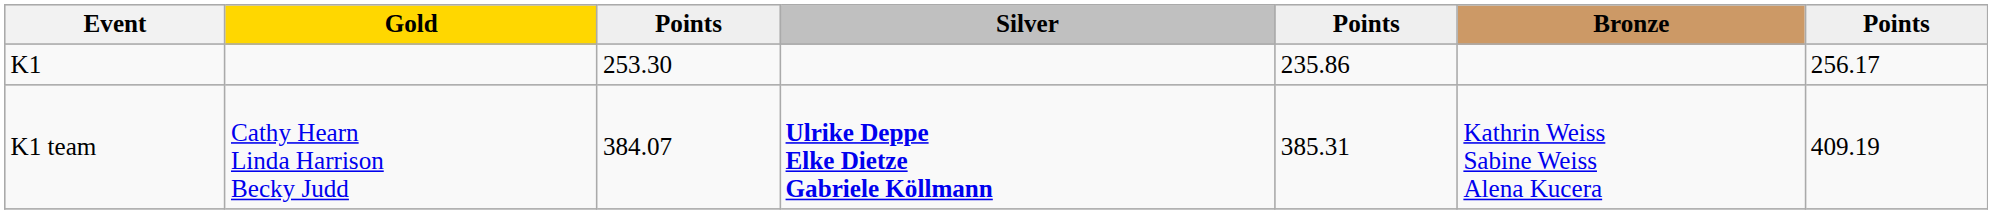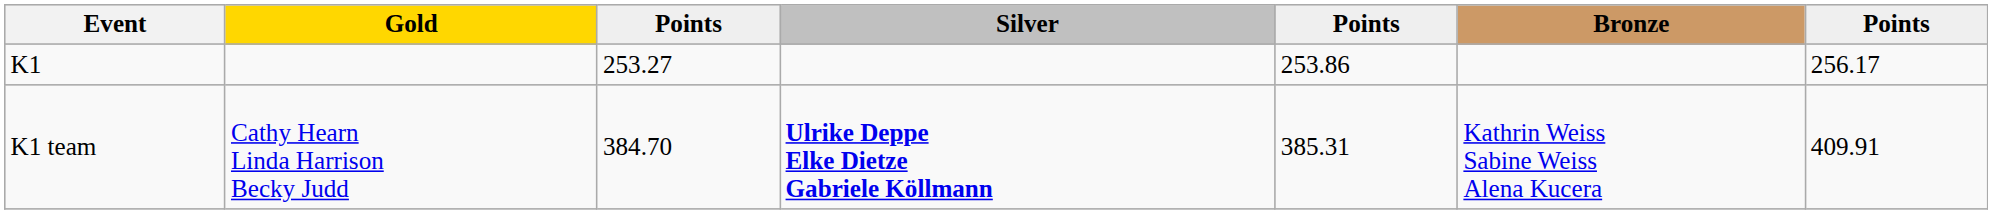(638, 64) 253.30 -> (638, 64) 253.27
(1315, 64) 235.86 -> (1315, 64) 253.86
(638, 146) 384.07 -> (638, 146) 384.70
(1845, 146) 409.19 -> (1845, 146) 409.91
